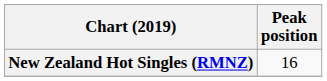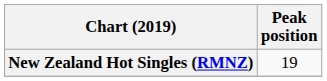(289, 62) 16 -> (289, 62) 19
